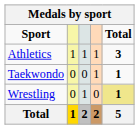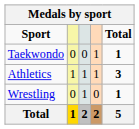rows swapped: (30, 54) <-> (36, 74)
(118, 94) khaki background -> (118, 94) no background
